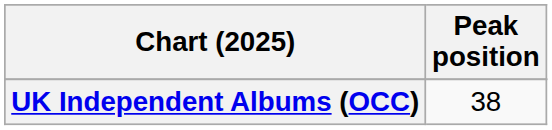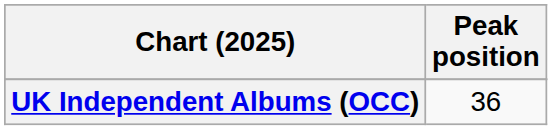(486, 101) 38 -> (486, 101) 36
